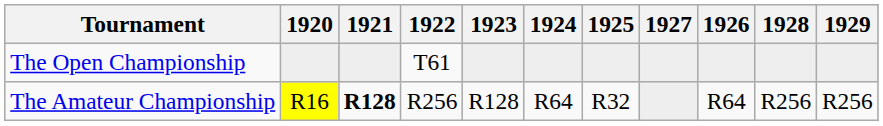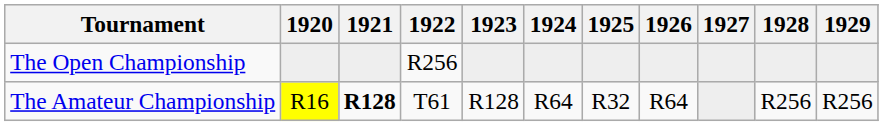columns swapped: (726, 23) <-> (668, 23)
(432, 62) T61 -> (432, 62) R256
(432, 101) R256 -> (432, 101) T61
